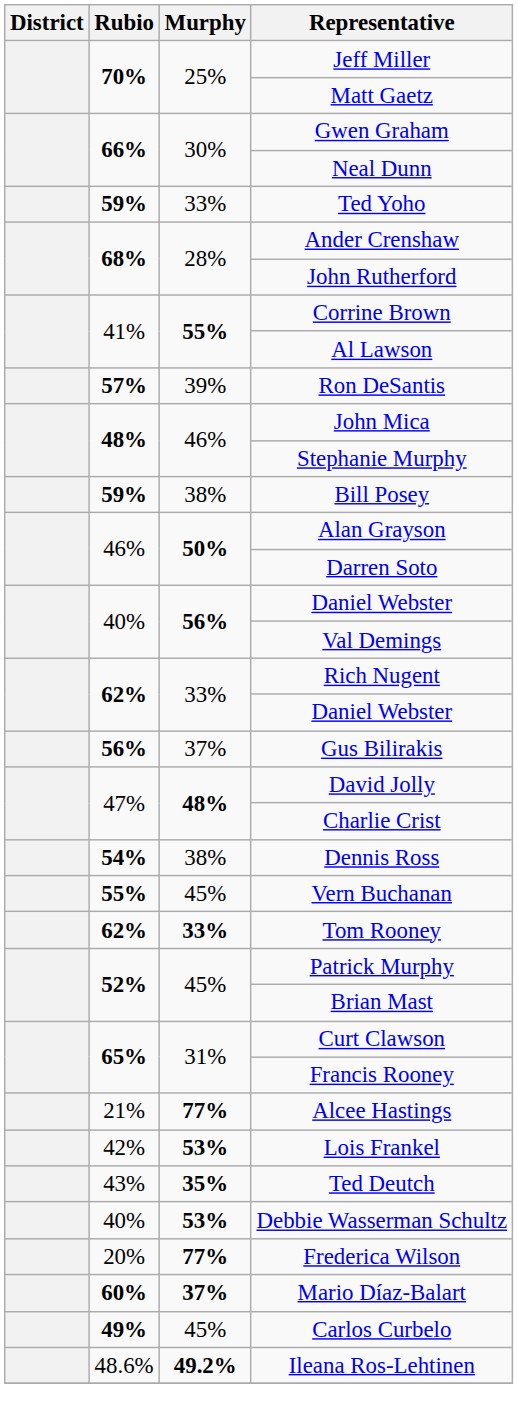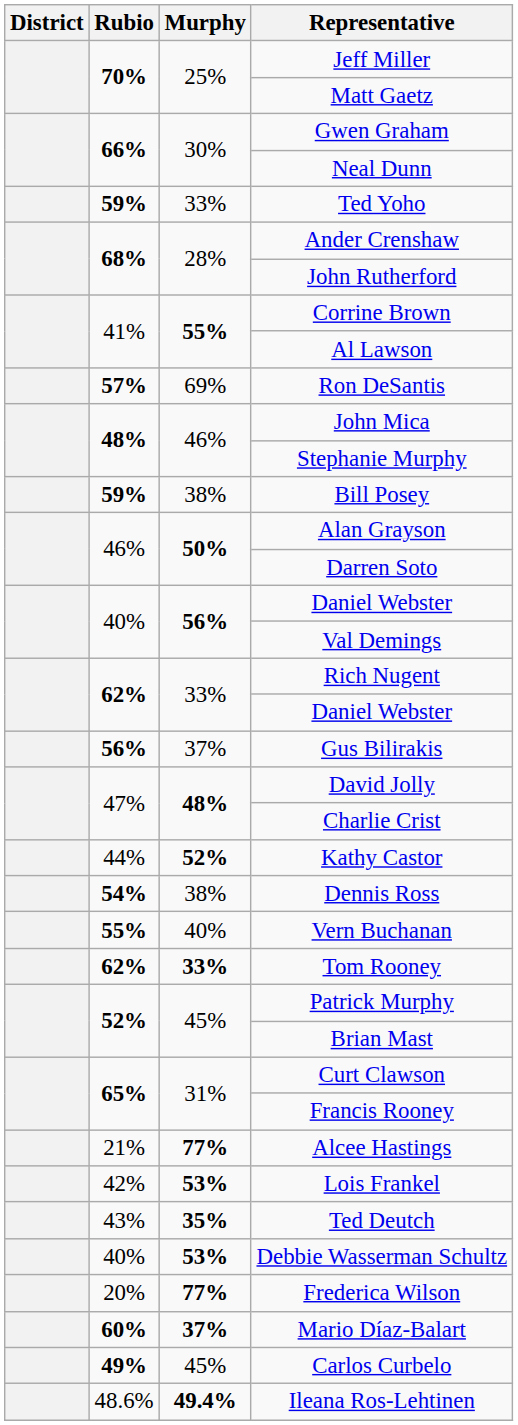(205, 385) 39% -> (205, 385) 69%
+ row: (124, 857)
(205, 893) 45% -> (205, 929) 40%
(205, 1365) 49.2% -> (205, 1401) 49.4%
